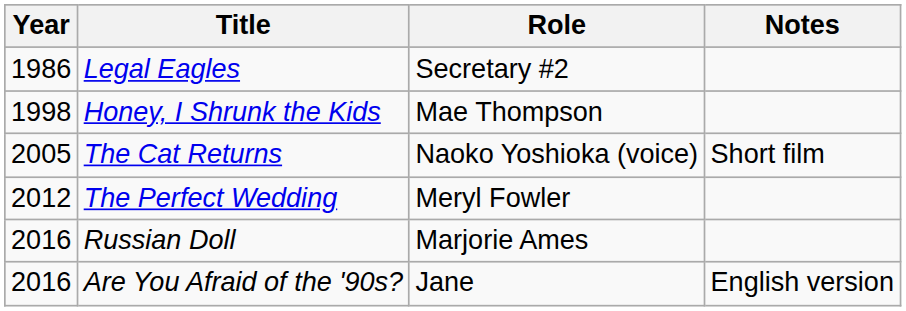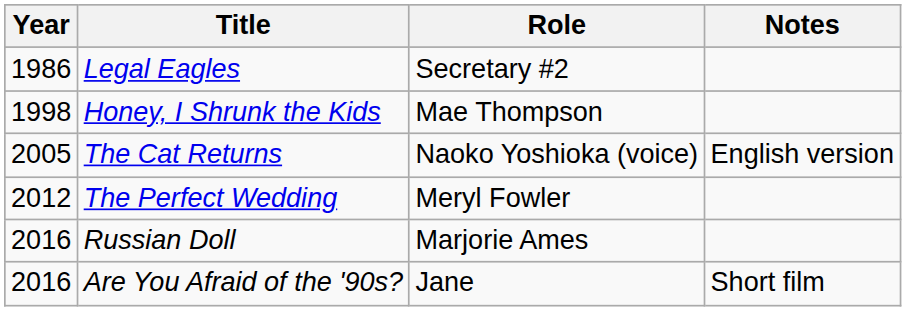(768, 154) Short film -> (802, 154) English version
(802, 283) English version -> (768, 283) Short film
